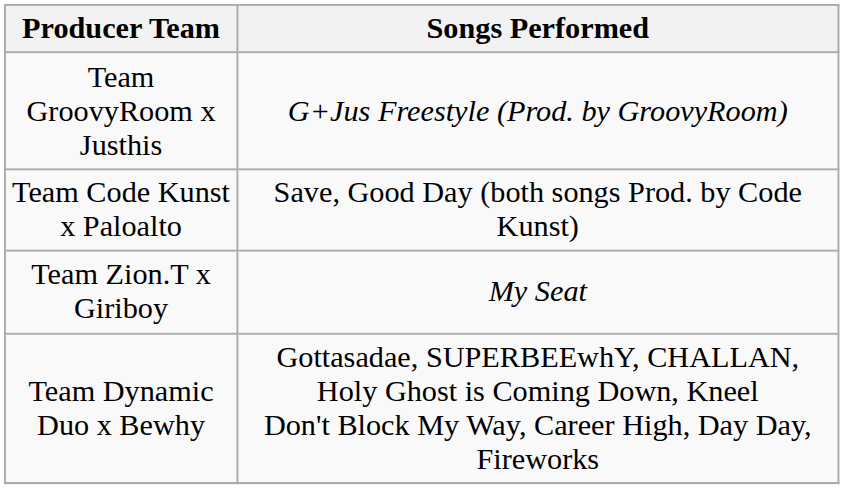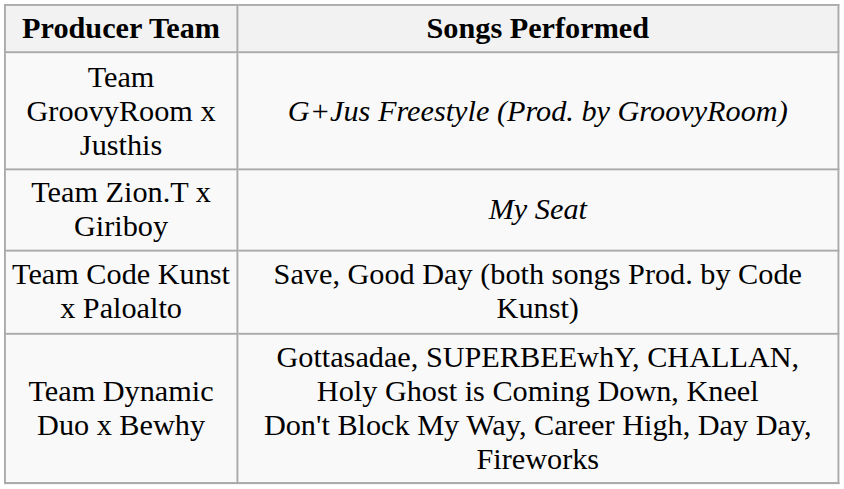rows swapped: (121, 209) <-> (121, 291)
